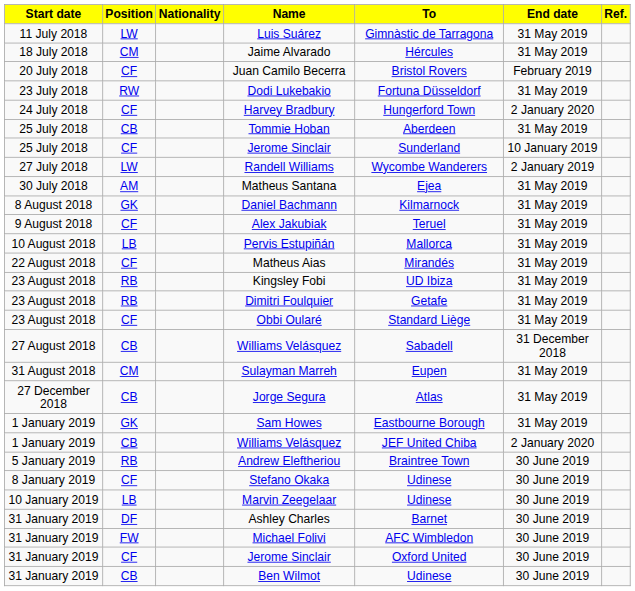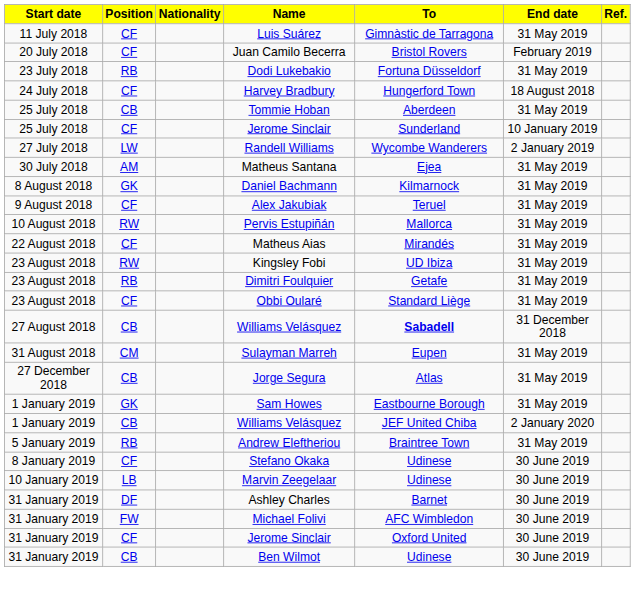(129, 33) LW -> (129, 33) CF
- row: (53, 53)
(129, 91) RW -> (129, 72) RB
(552, 110) 2 January 2020 -> (552, 91) 18 August 2018
(129, 244) LB -> (129, 225) RW
(129, 282) RB -> (129, 263) RW
(429, 346) normal -> (429, 327) bold
(552, 462) 30 June 2019 -> (552, 443) 31 May 2019
